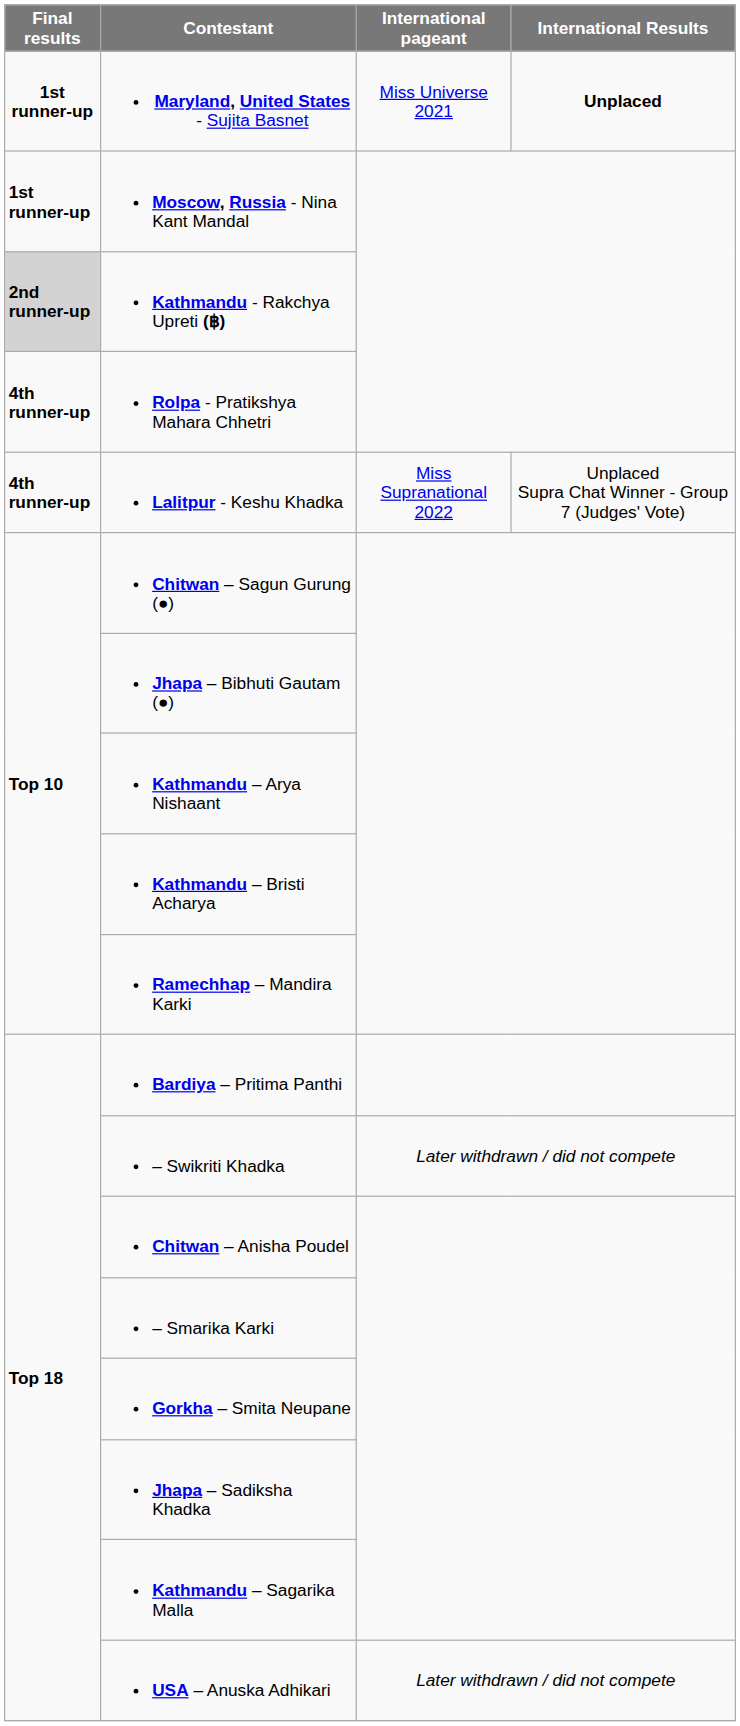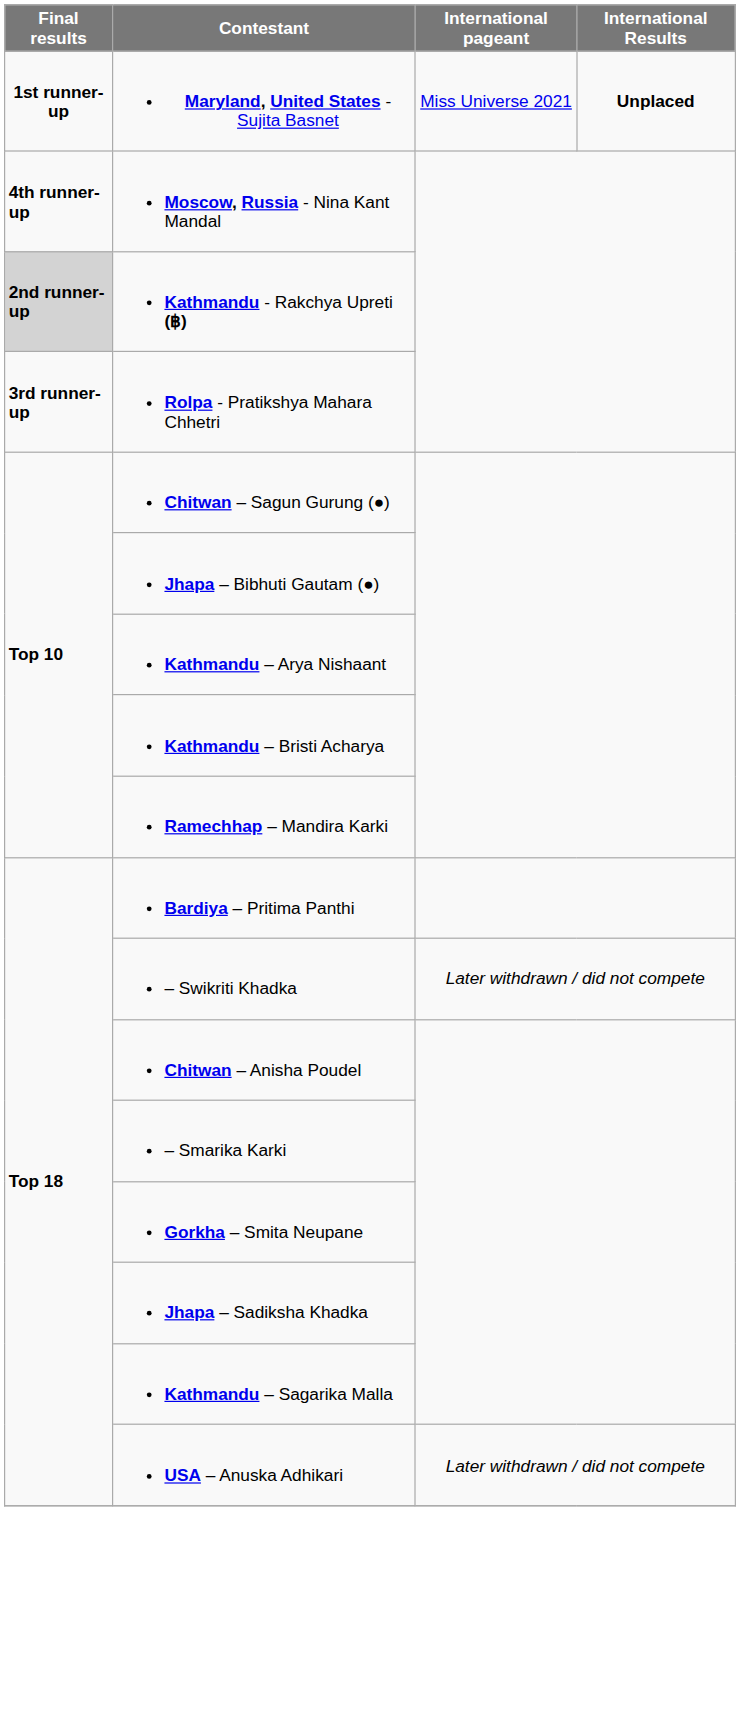(49, 202) 1st runner-up -> (54, 202) 4th runner-up
(49, 402) 4th runner-up -> (55, 402) 3rd runner-up
- row: (228, 503)
